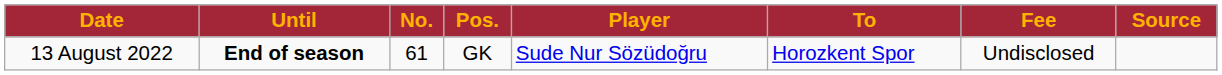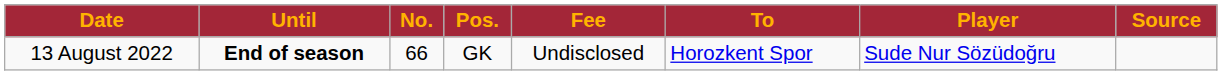columns swapped: (639, 20) <-> (1039, 20)
(417, 53) 61 -> (417, 53) 66
